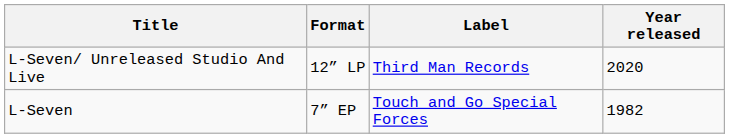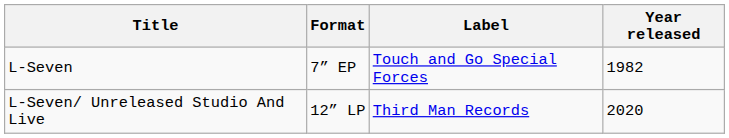rows swapped: (40, 111) <-> (146, 69)
